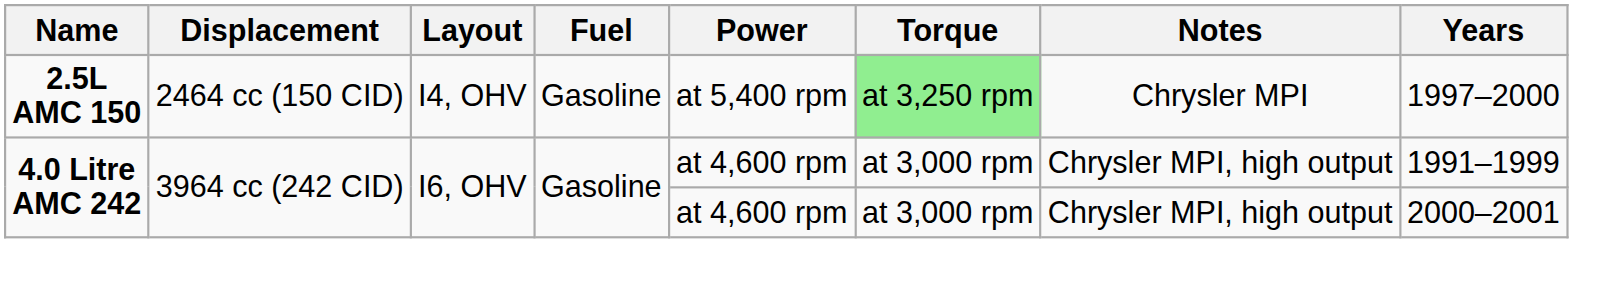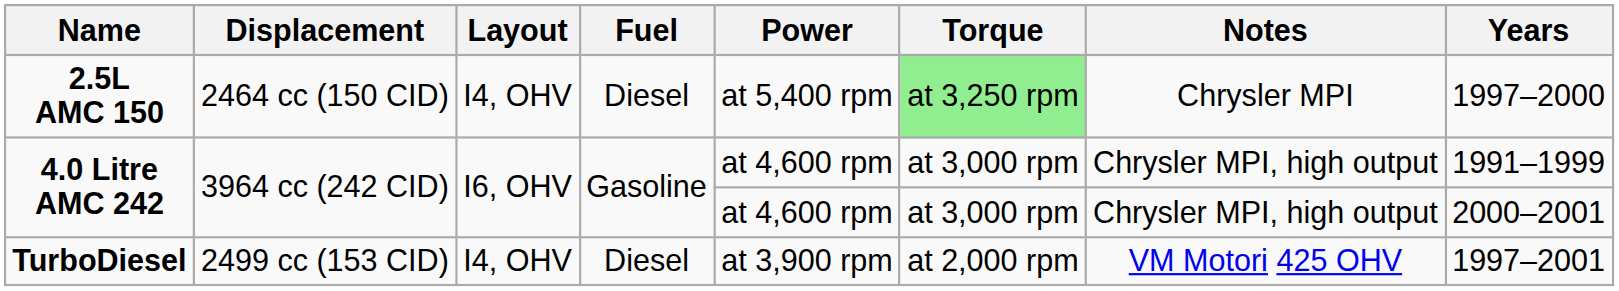(601, 96) Gasoline -> (647, 96) Diesel
+ row: (99, 261)
